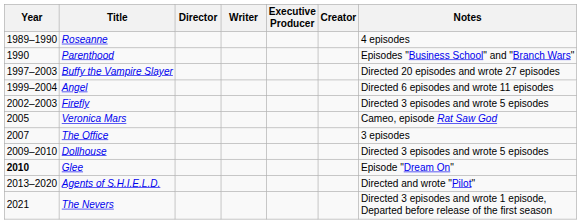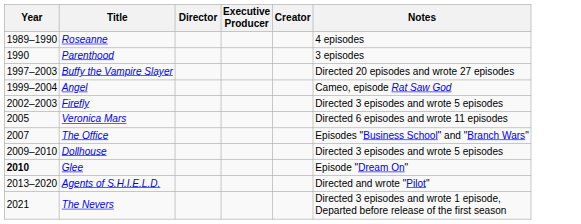- column: (244, 18)
(468, 55) Episodes "Business School" and "Branch Wars" -> (340, 55) 3 episodes
(457, 87) Directed 6 episodes and wrote 11 episodes -> (383, 87) Cameo, episode Rat Saw God
(429, 119) Cameo, episode Rat Saw God -> (412, 119) Directed 6 episodes and wrote 11 episodes
(385, 135) 3 episodes -> (422, 135) Episodes "Business School" and "Branch Wars"
